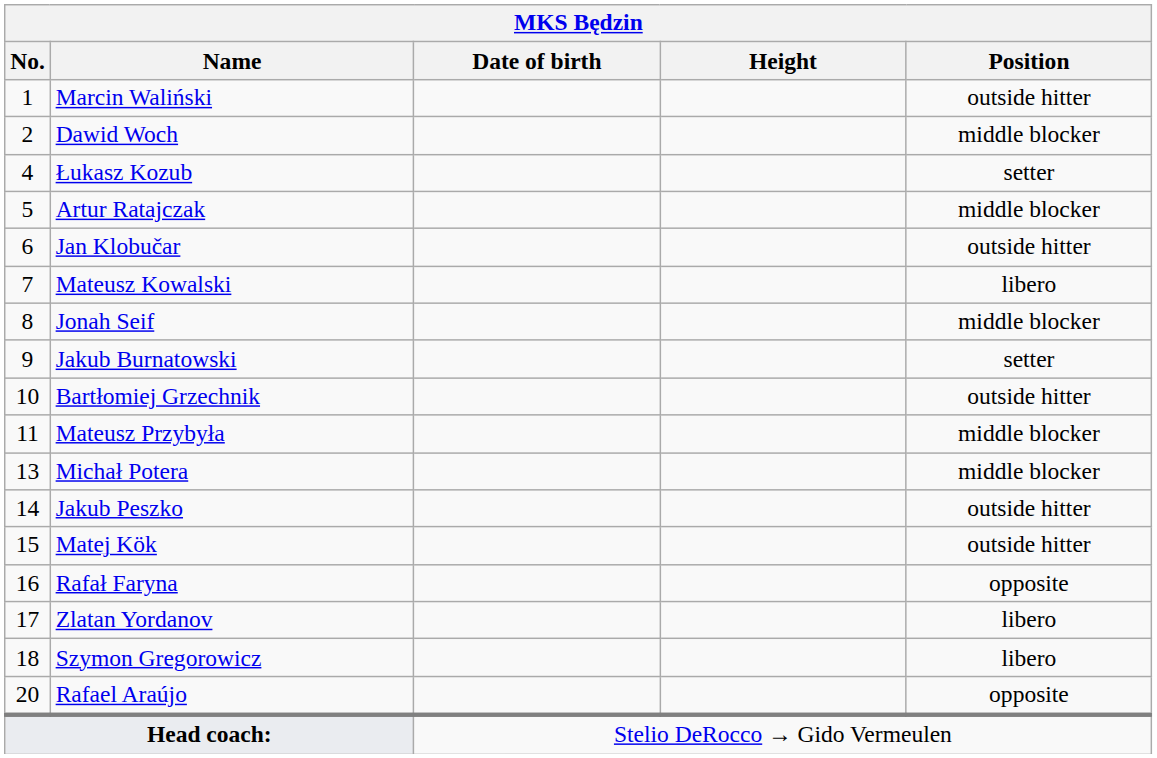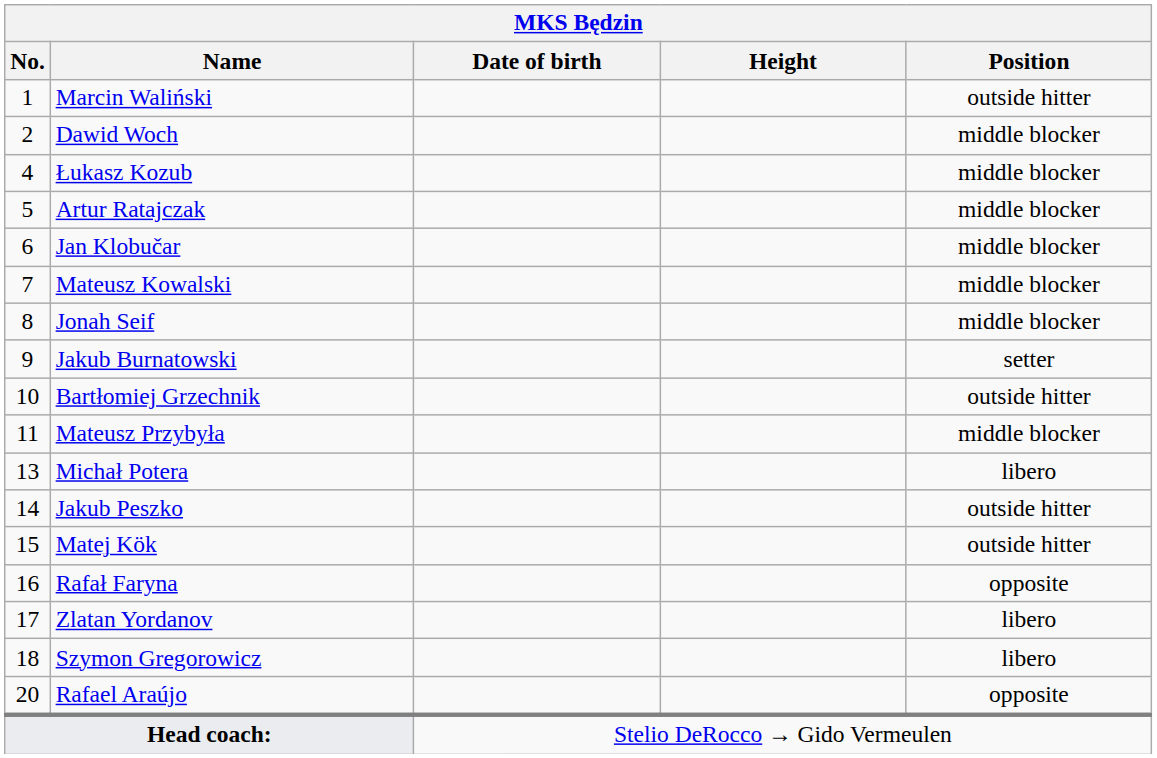(1029, 172) setter -> (1029, 172) middle blocker
(1029, 246) outside hitter -> (1029, 246) middle blocker
(1029, 284) libero -> (1029, 284) middle blocker
(1029, 470) middle blocker -> (1029, 470) libero
